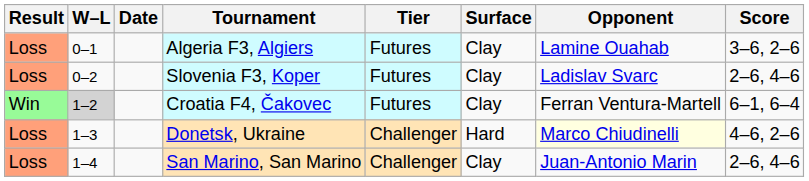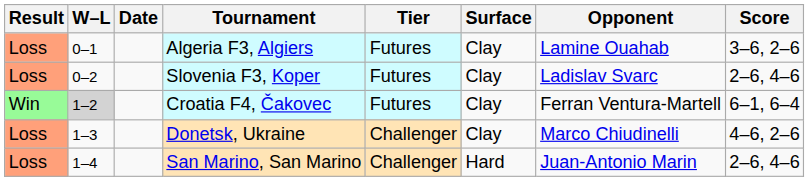(485, 133) Hard -> (484, 133) Clay
(609, 133) lightyellow background -> (609, 133) no background
(484, 162) Clay -> (485, 162) Hard
